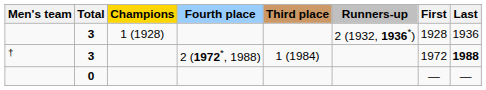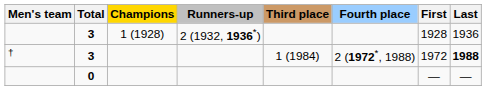columns swapped: (375, 14) <-> (220, 14)
